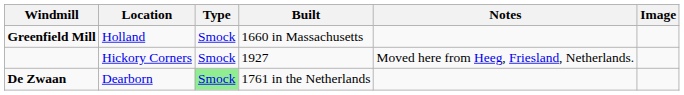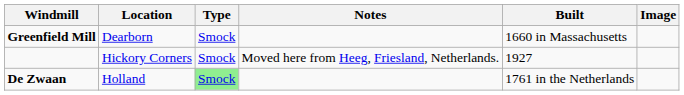columns swapped: (306, 15) <-> (505, 15)
(124, 36) Holland -> (127, 36) Dearborn
(127, 79) Dearborn -> (124, 79) Holland
